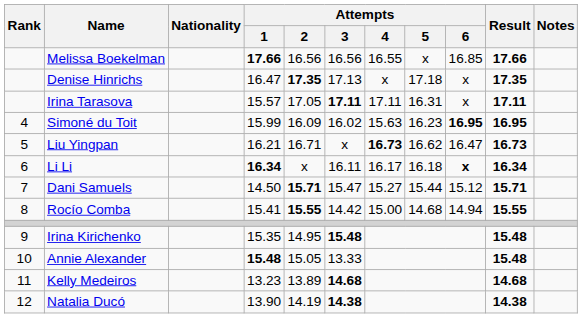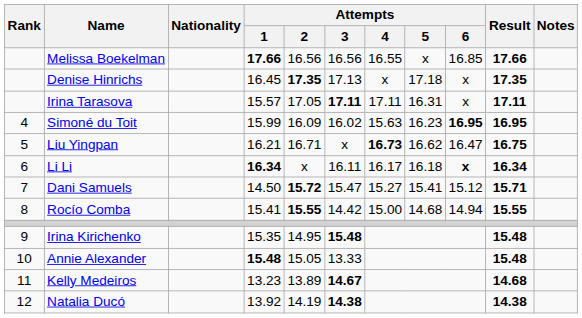(264, 79) 16.47 -> (264, 79) 16.45
(510, 144) 16.73 -> (510, 144) 16.75
(304, 187) 15.71 -> (304, 187) 15.72
(425, 187) 15.44 -> (425, 187) 15.41
(345, 280) 14.68 -> (345, 280) 14.67
(264, 301) 13.90 -> (264, 301) 13.92
